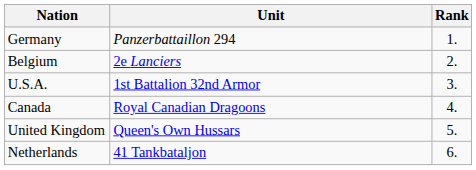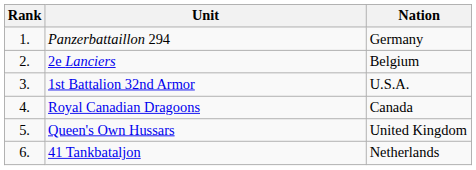columns swapped: (452, 15) <-> (57, 15)
